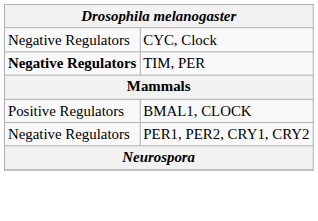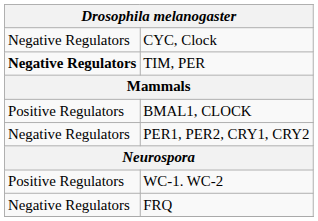+ row: (183, 181)
+ row: (158, 205)
